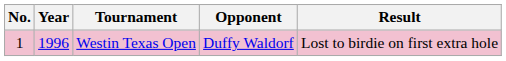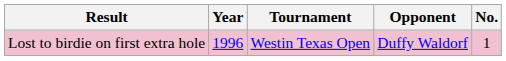columns swapped: (20, 17) <-> (400, 17)
